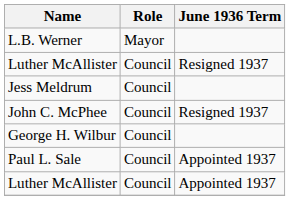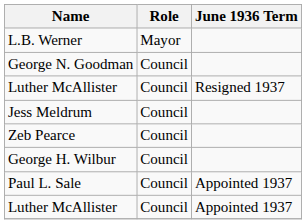+ row: (71, 64)
+ row: (42, 135)
- row: (57, 111)
